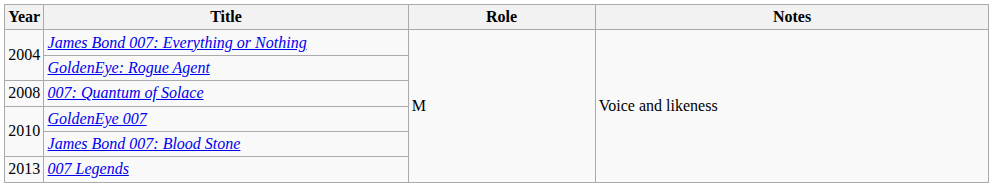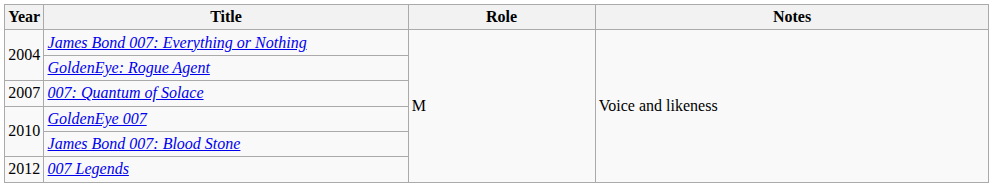(24, 93) 2008 -> (24, 93) 2007
(24, 169) 2013 -> (24, 169) 2012
